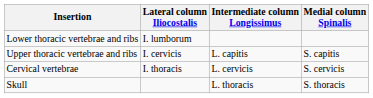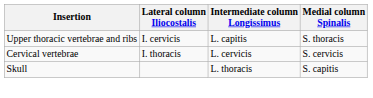- row: (72, 38)
(321, 54) S. capitis -> (323, 38) S. thoracis
(324, 85) S. thoracis -> (320, 69) S. capitis
